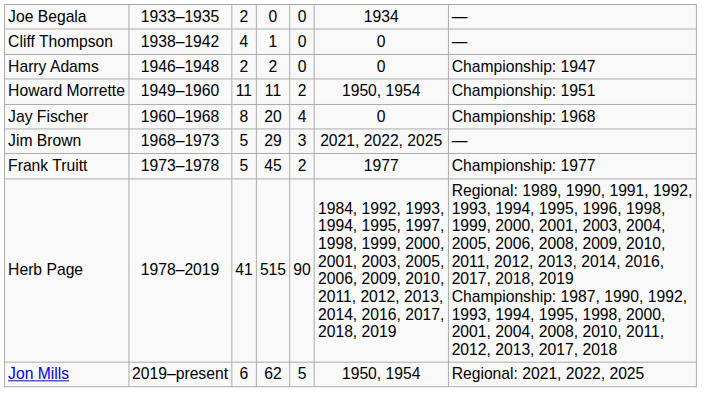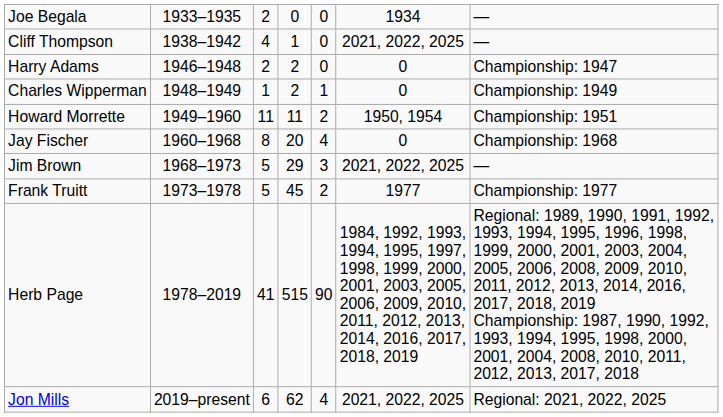(381, 41) 0 -> (403, 41) 2021, 2022, 2025
+ row: (77, 91)
(302, 374) 5 -> (324, 399) 4
(381, 374) 1950, 1954 -> (403, 399) 2021, 2022, 2025
